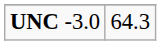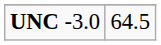(130, 22) 64.3 -> (130, 22) 64.5
